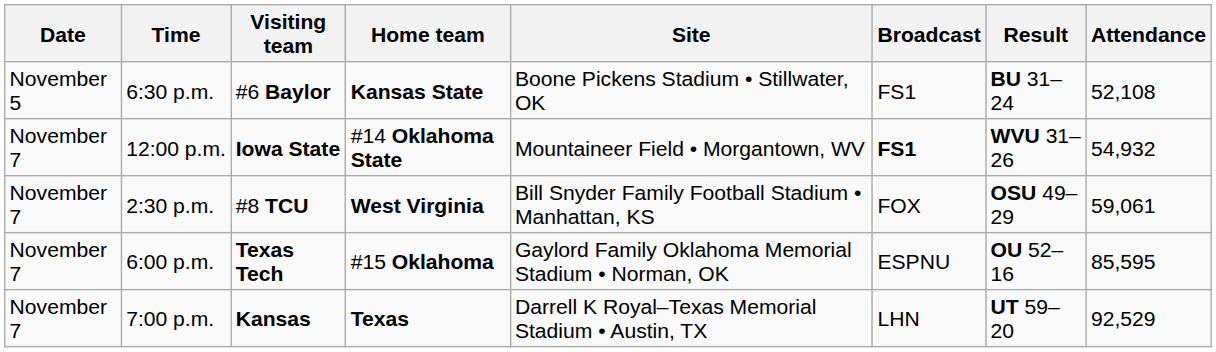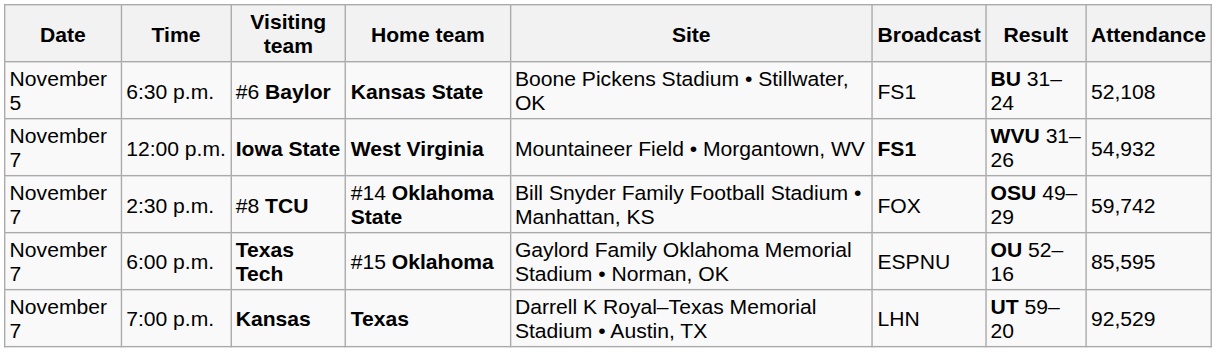(422, 148) #14 Oklahoma State -> (417, 148) West Virginia
(417, 205) West Virginia -> (422, 205) #14 Oklahoma State
(1123, 205) 59,061 -> (1123, 205) 59,742
